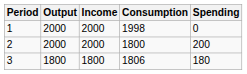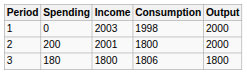columns swapped: (60, 12) <-> (216, 12)
(93, 28) 2000 -> (106, 28) 2003
(93, 45) 2000 -> (106, 45) 2001
